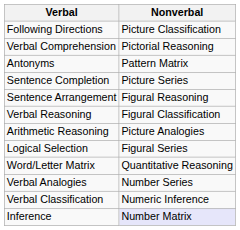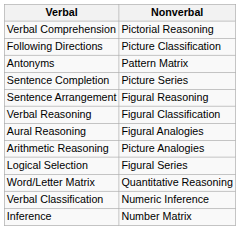rows swapped: (61, 47) <-> (55, 30)
+ row: (46, 132)
- row: (47, 183)
(157, 217) lavender background -> (157, 217) no background
